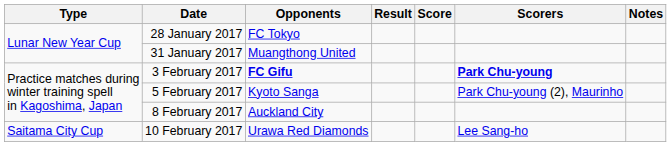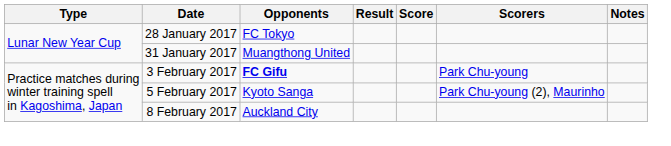(505, 72) bold -> (484, 72) normal
- row: (194, 131)
